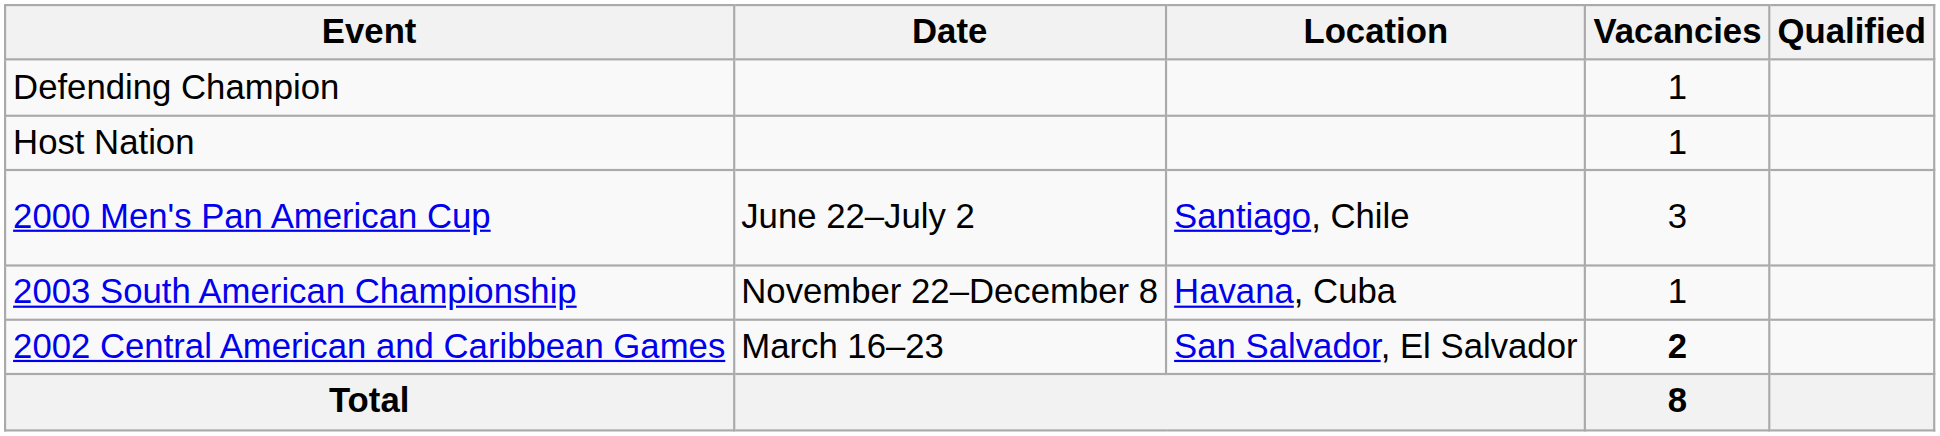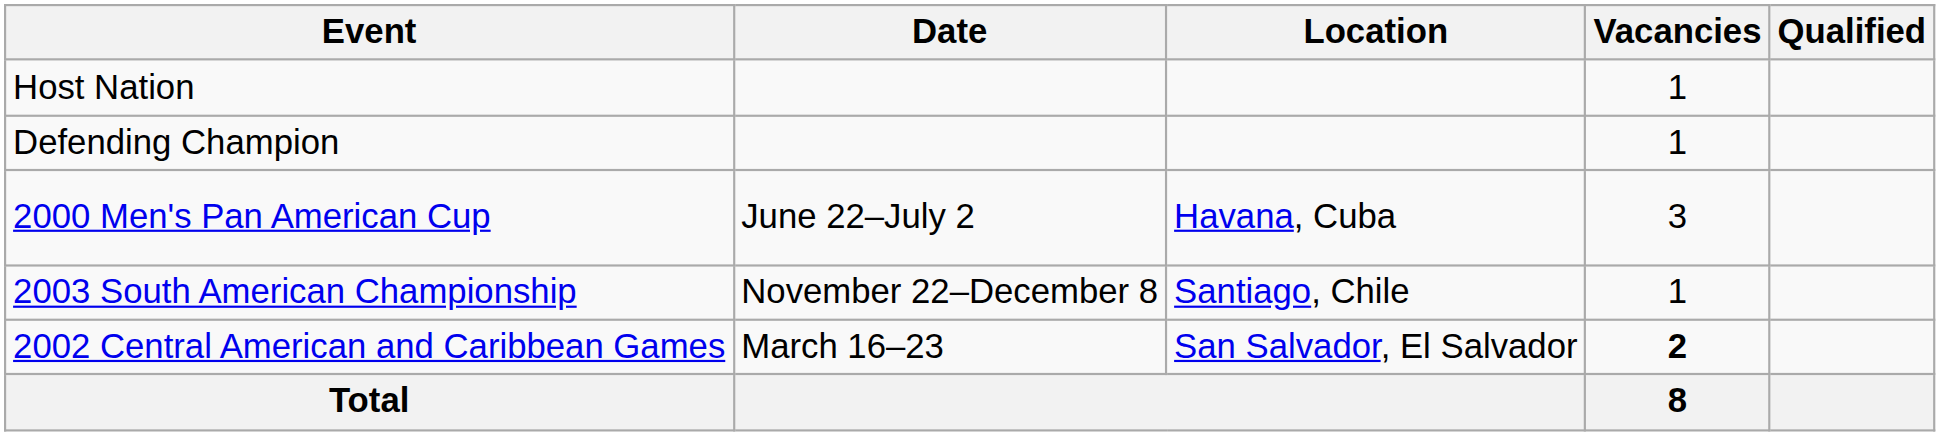rows swapped: (104, 142) <-> (176, 87)
(1292, 216) Santiago, Chile -> (1285, 216) Havana, Cuba
(1285, 291) Havana, Cuba -> (1292, 291) Santiago, Chile
